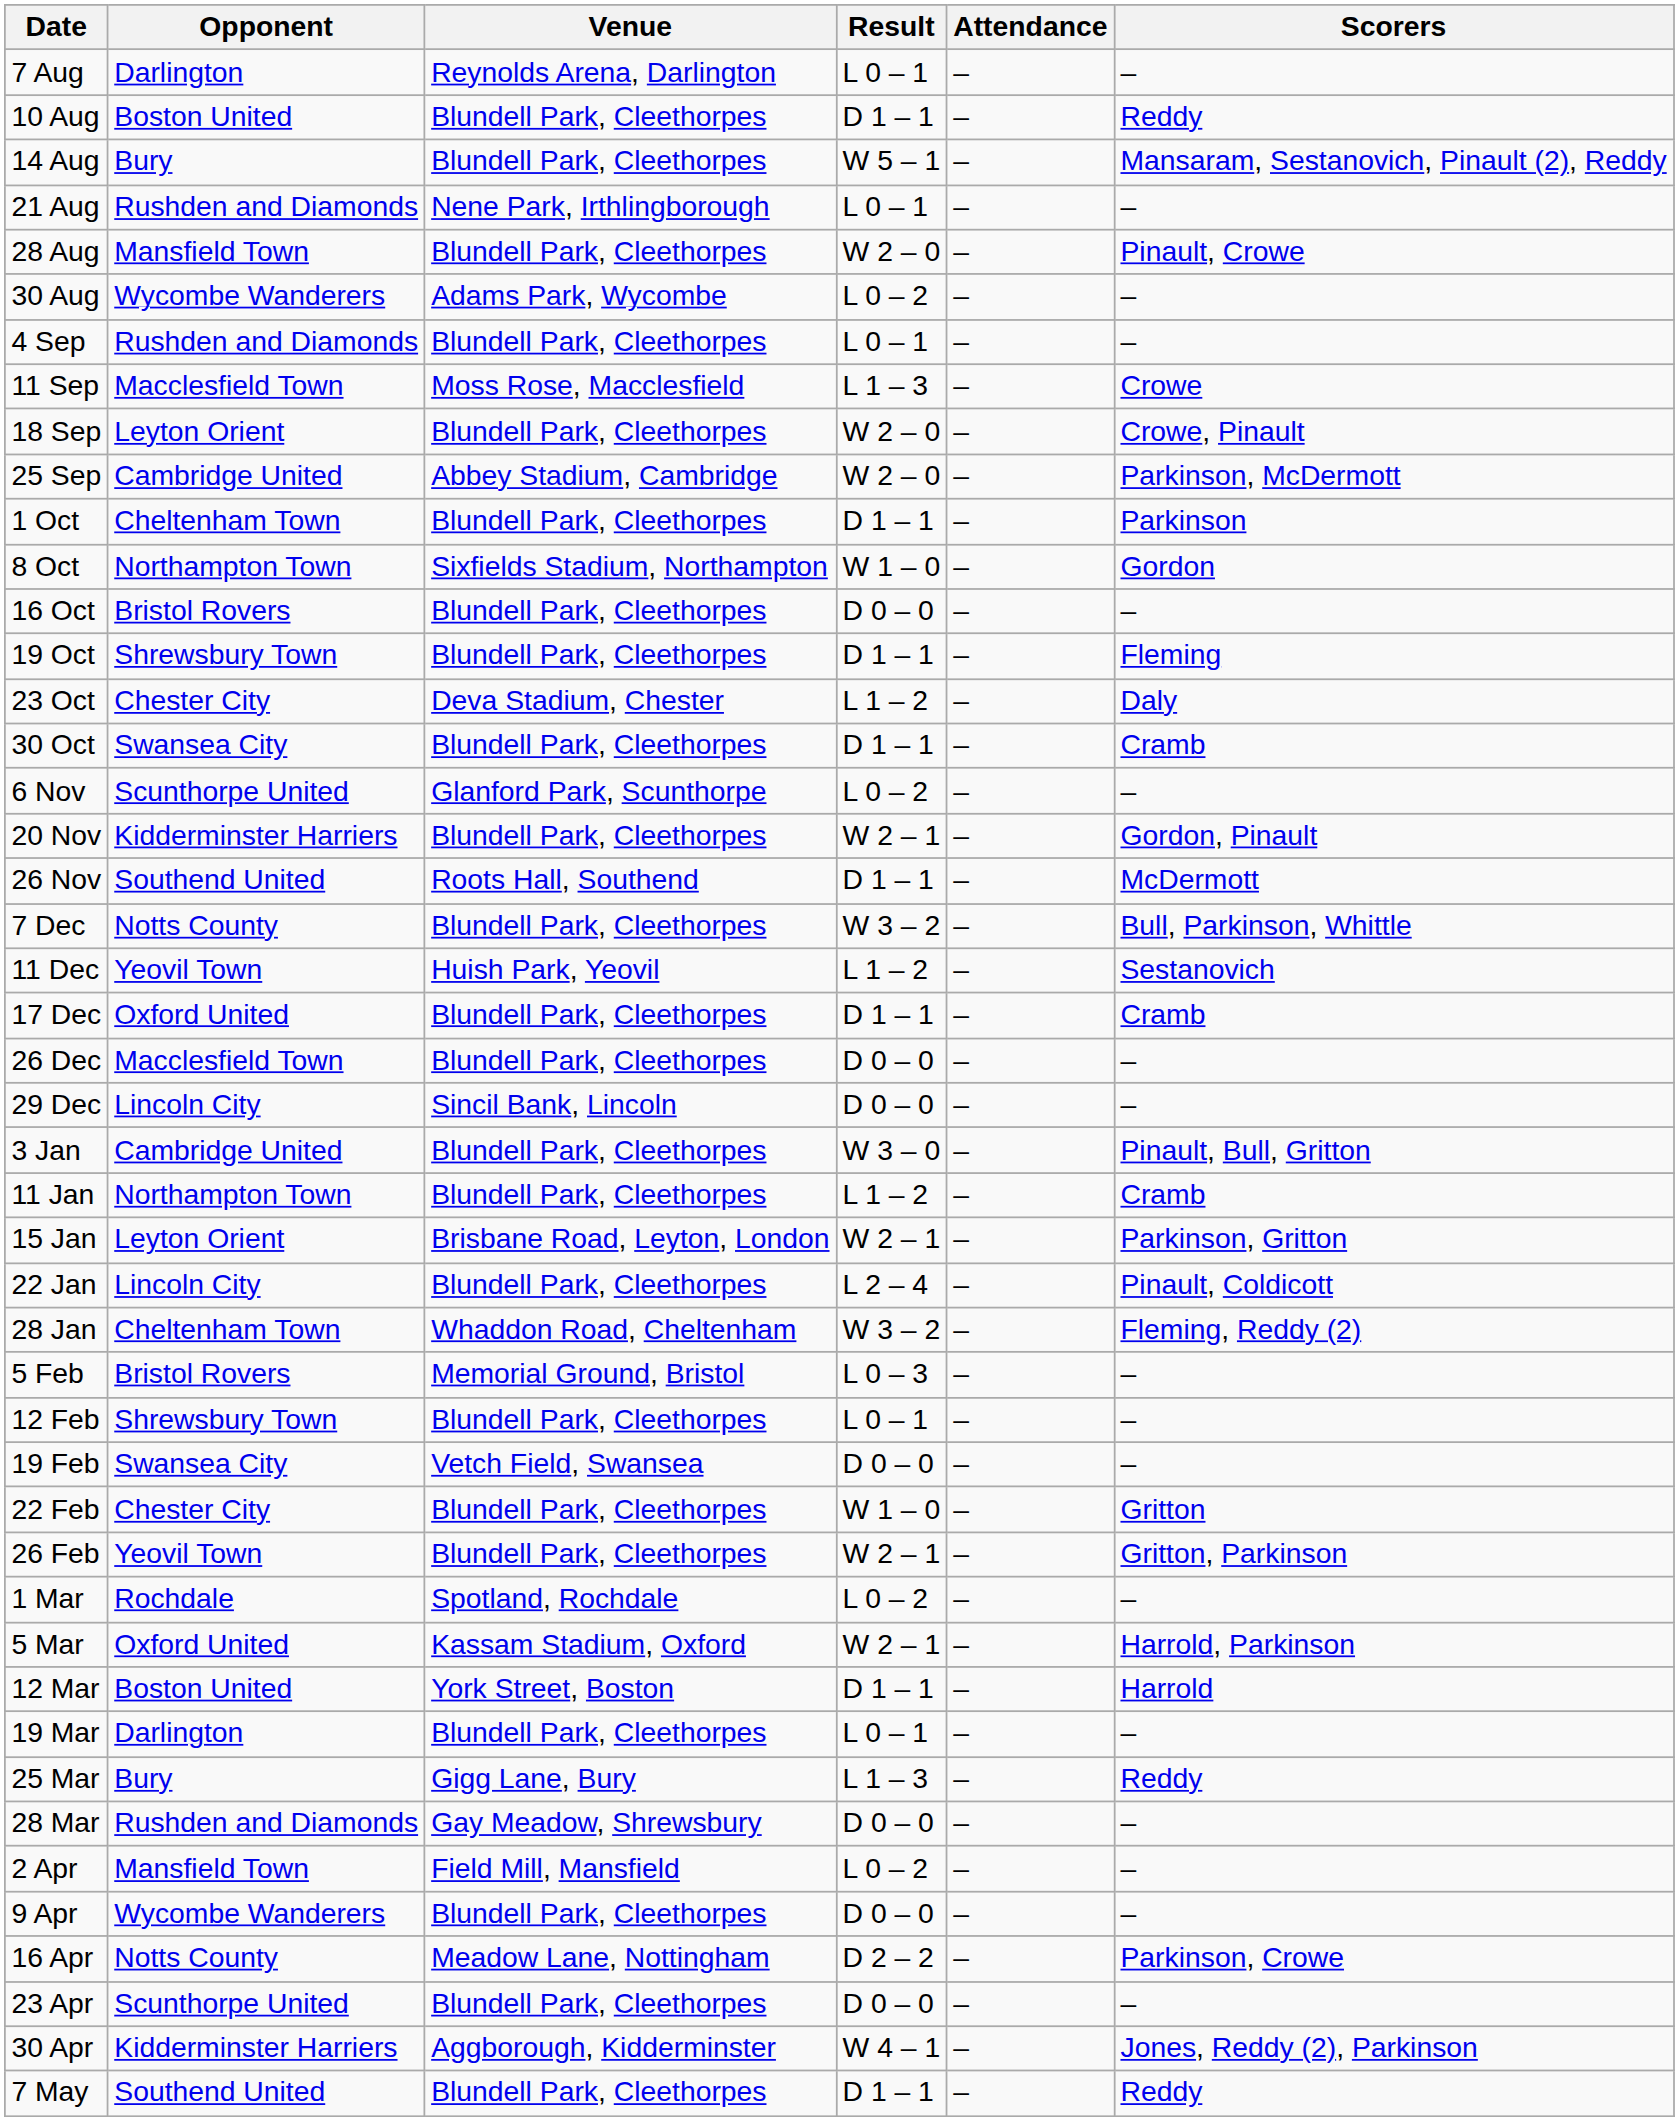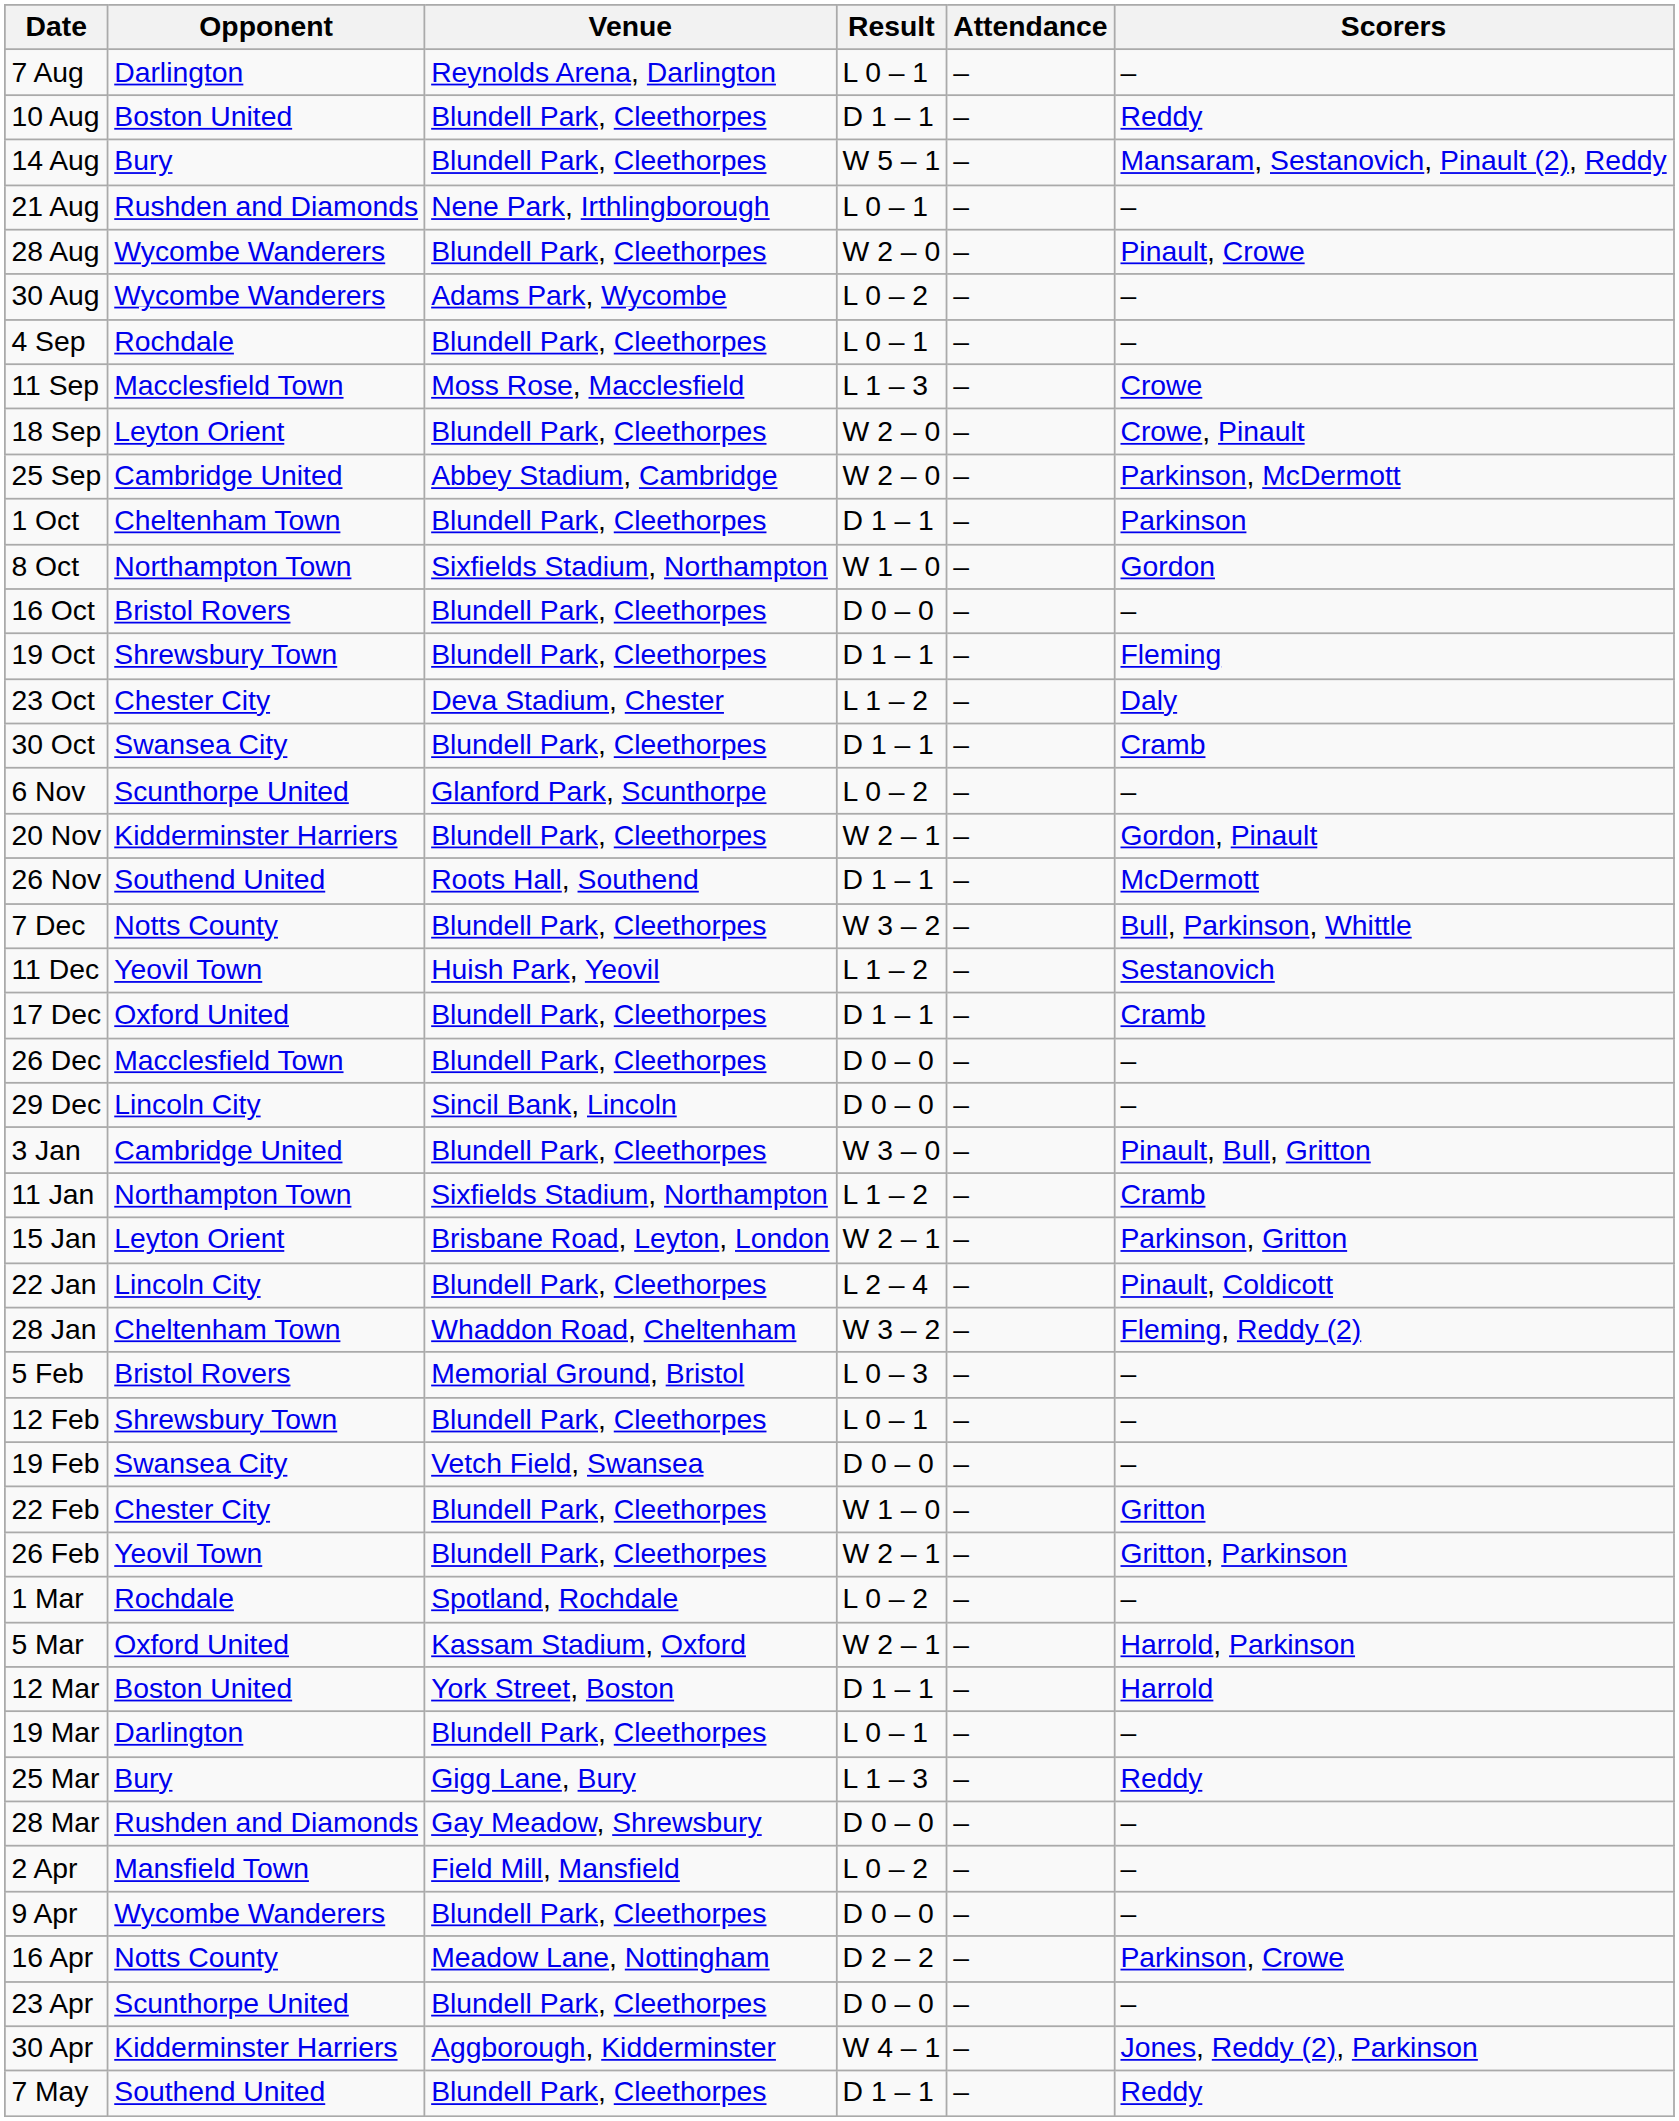(212, 251) Mansfield Town -> (250, 251) Wycombe Wanderers
(266, 341) Rushden and Diamonds -> (174, 341) Rochdale
(599, 1194) Blundell Park, Cleethorpes -> (629, 1194) Sixfields Stadium, Northampton
